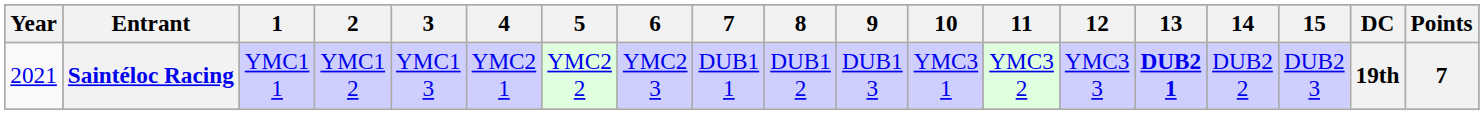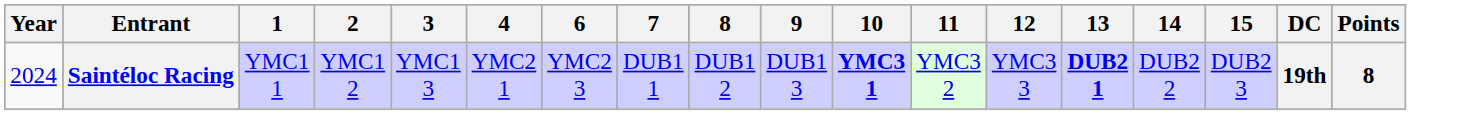- column: (580, 23)
(34, 75) 2021 -> (34, 75) 2024
(946, 75) normal -> (872, 75) bold
(1442, 75) 7 -> (1368, 75) 8
